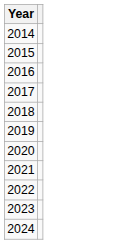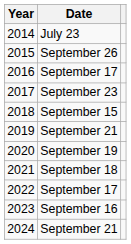+ column: (79, 14)
